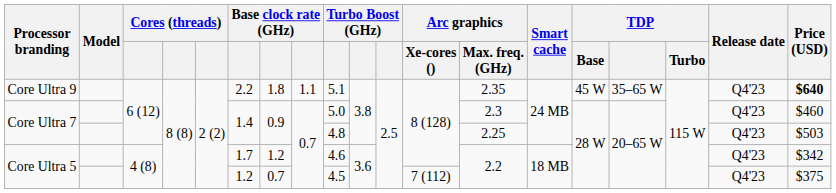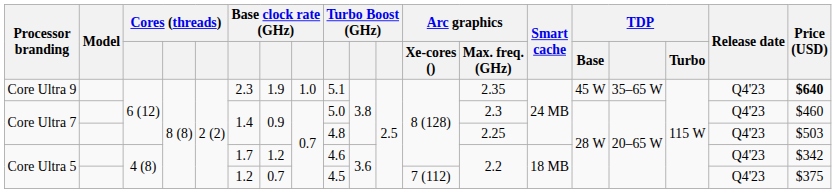(244, 90) 2.2 -> (244, 90) 2.3
(276, 90) 1.8 -> (276, 90) 1.9
(307, 90) 1.1 -> (307, 90) 1.0
